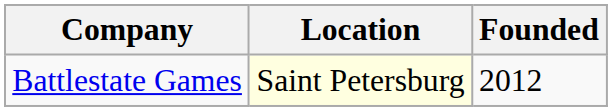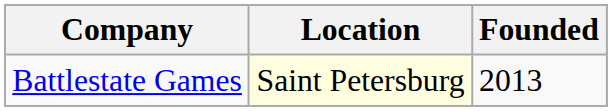(511, 79) 2012 -> (511, 79) 2013
